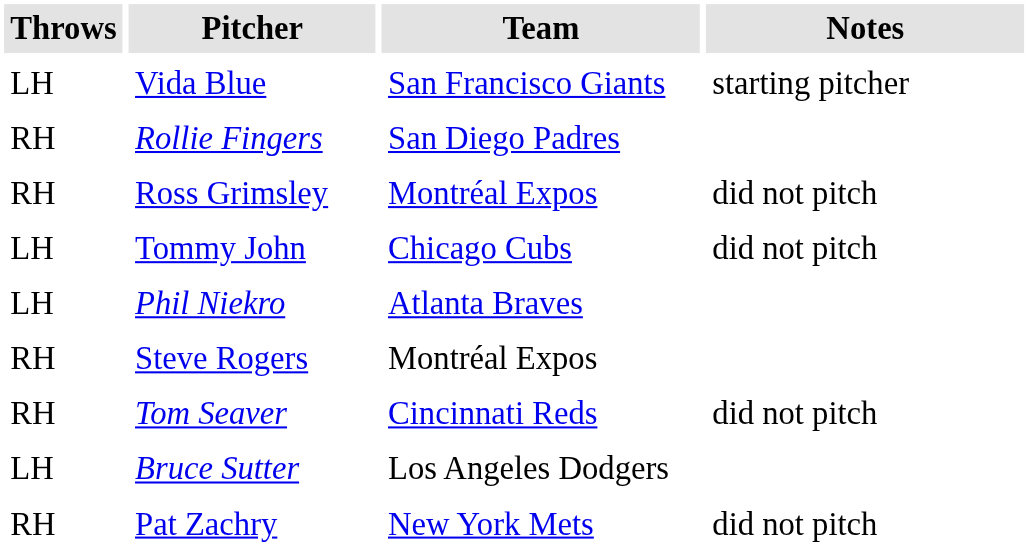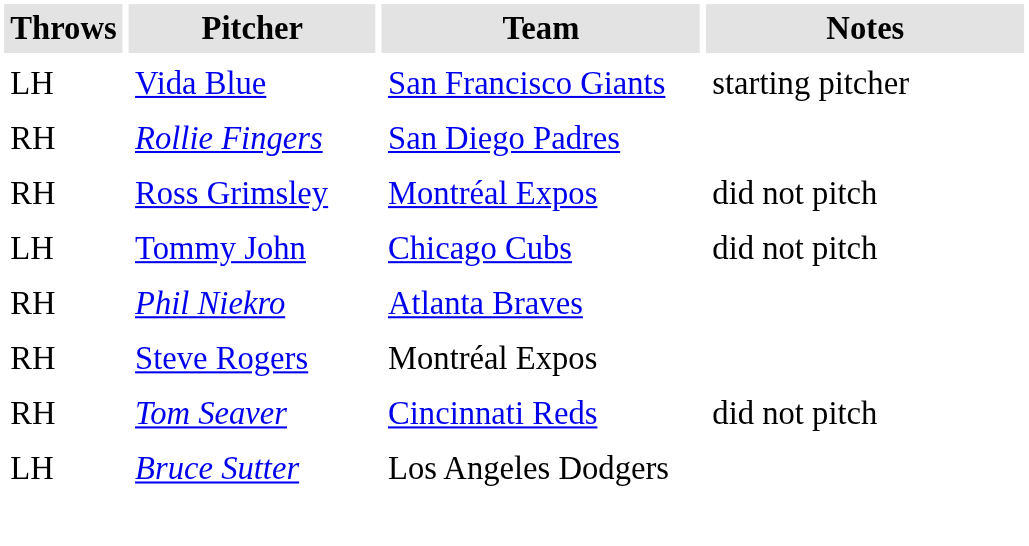(32, 303) LH -> (33, 303) RH
- row: (206, 523)
